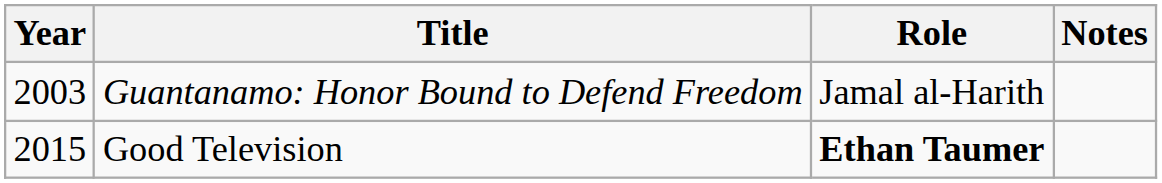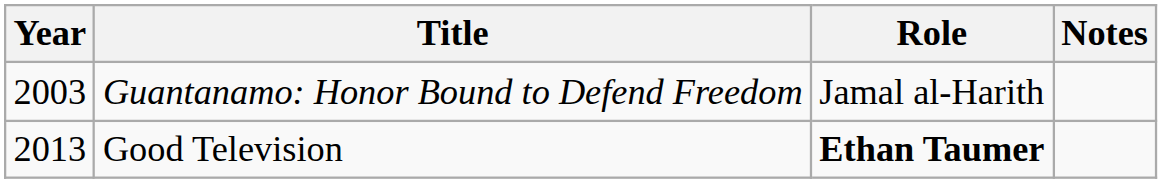(50, 148) 2015 -> (50, 148) 2013
